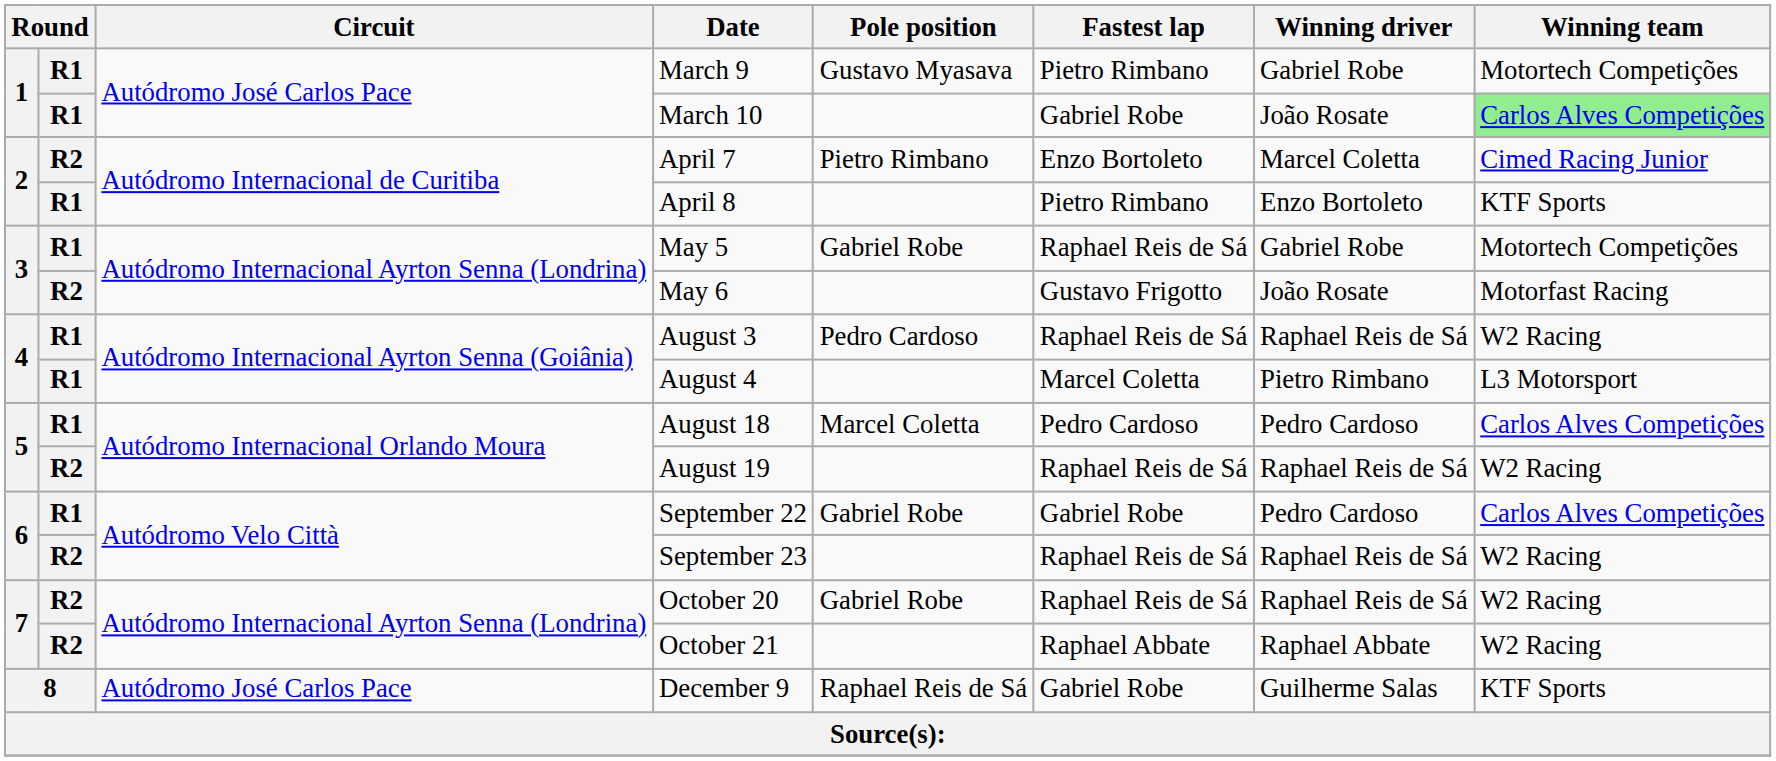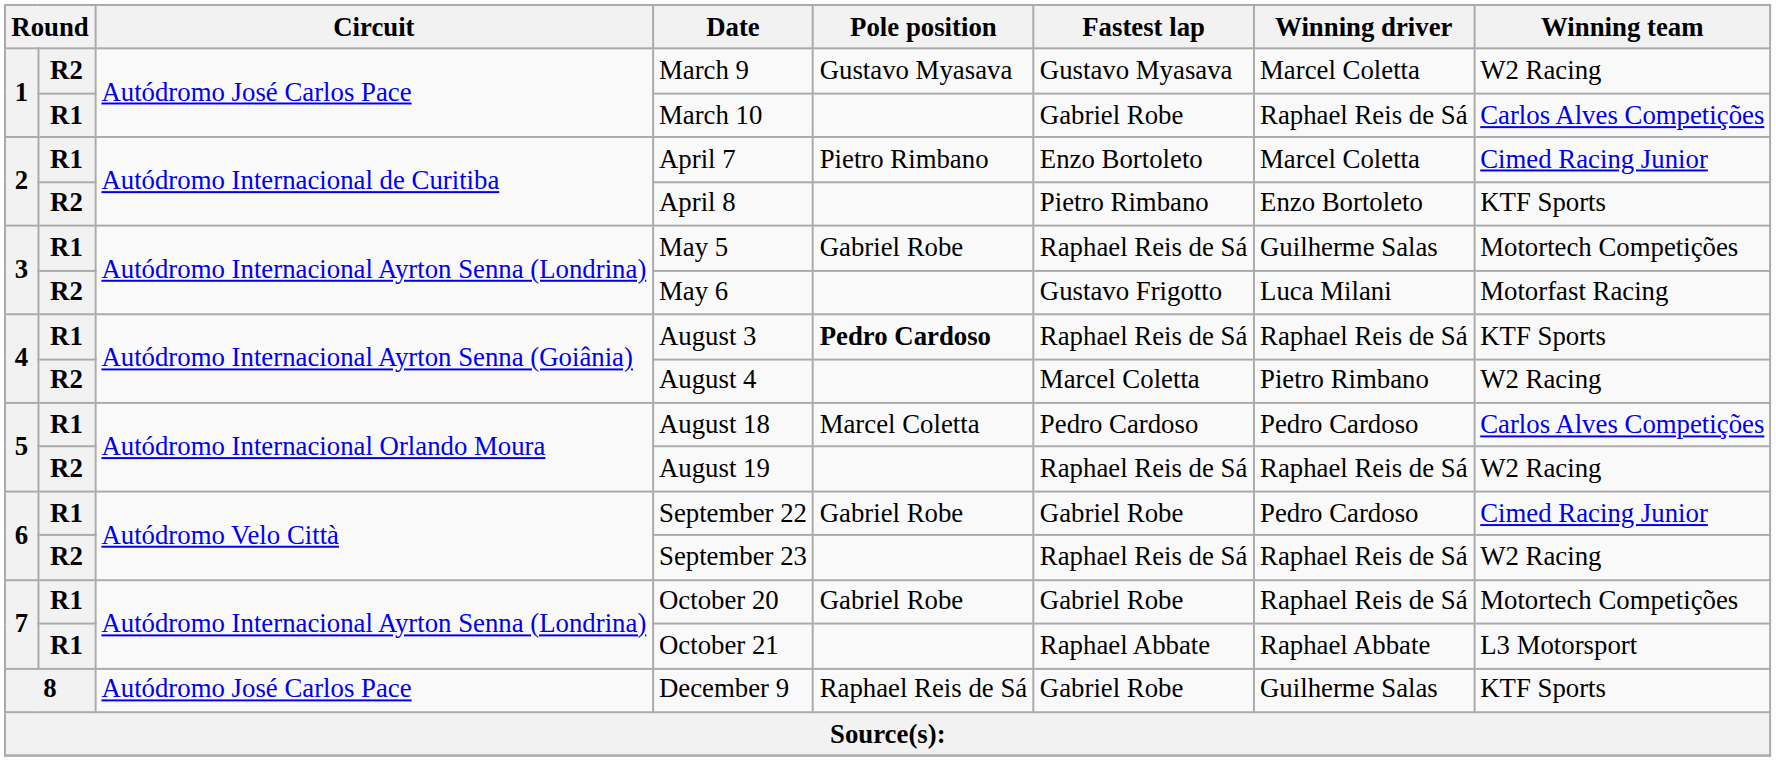(66, 70) R1 -> (66, 70) R2
(1124, 70) Pietro Rimbano -> (1136, 70) Gustavo Myasava
(1332, 70) Gabriel Robe -> (1340, 70) Marcel Coletta
(1609, 70) Motortech Competições -> (1541, 70) W2 Racing
(1324, 114) João Rosate -> (1364, 114) Raphael Reis de Sá
(1622, 114) lightgreen background -> (1622, 114) no background
(66, 158) R2 -> (66, 158) R1
(66, 203) R1 -> (66, 203) R2
(1332, 247) Gabriel Robe -> (1349, 247) Guilherme Salas
(1324, 291) João Rosate -> (1326, 291) Luca Milani
(899, 335) normal -> (905, 335) bold
(1541, 335) W2 Racing -> (1543, 335) KTF Sports
(66, 379) R1 -> (66, 379) R2
(1559, 379) L3 Motorsport -> (1541, 379) W2 Racing
(1622, 512) Carlos Alves Competições -> (1594, 512) Cimed Racing Junior
(66, 600) R2 -> (66, 600) R1
(1144, 600) Raphael Reis de Sá -> (1112, 600) Gabriel Robe
(1541, 600) W2 Racing -> (1609, 600) Motortech Competições
(66, 645) R2 -> (66, 645) R1
(1541, 645) W2 Racing -> (1559, 645) L3 Motorsport
